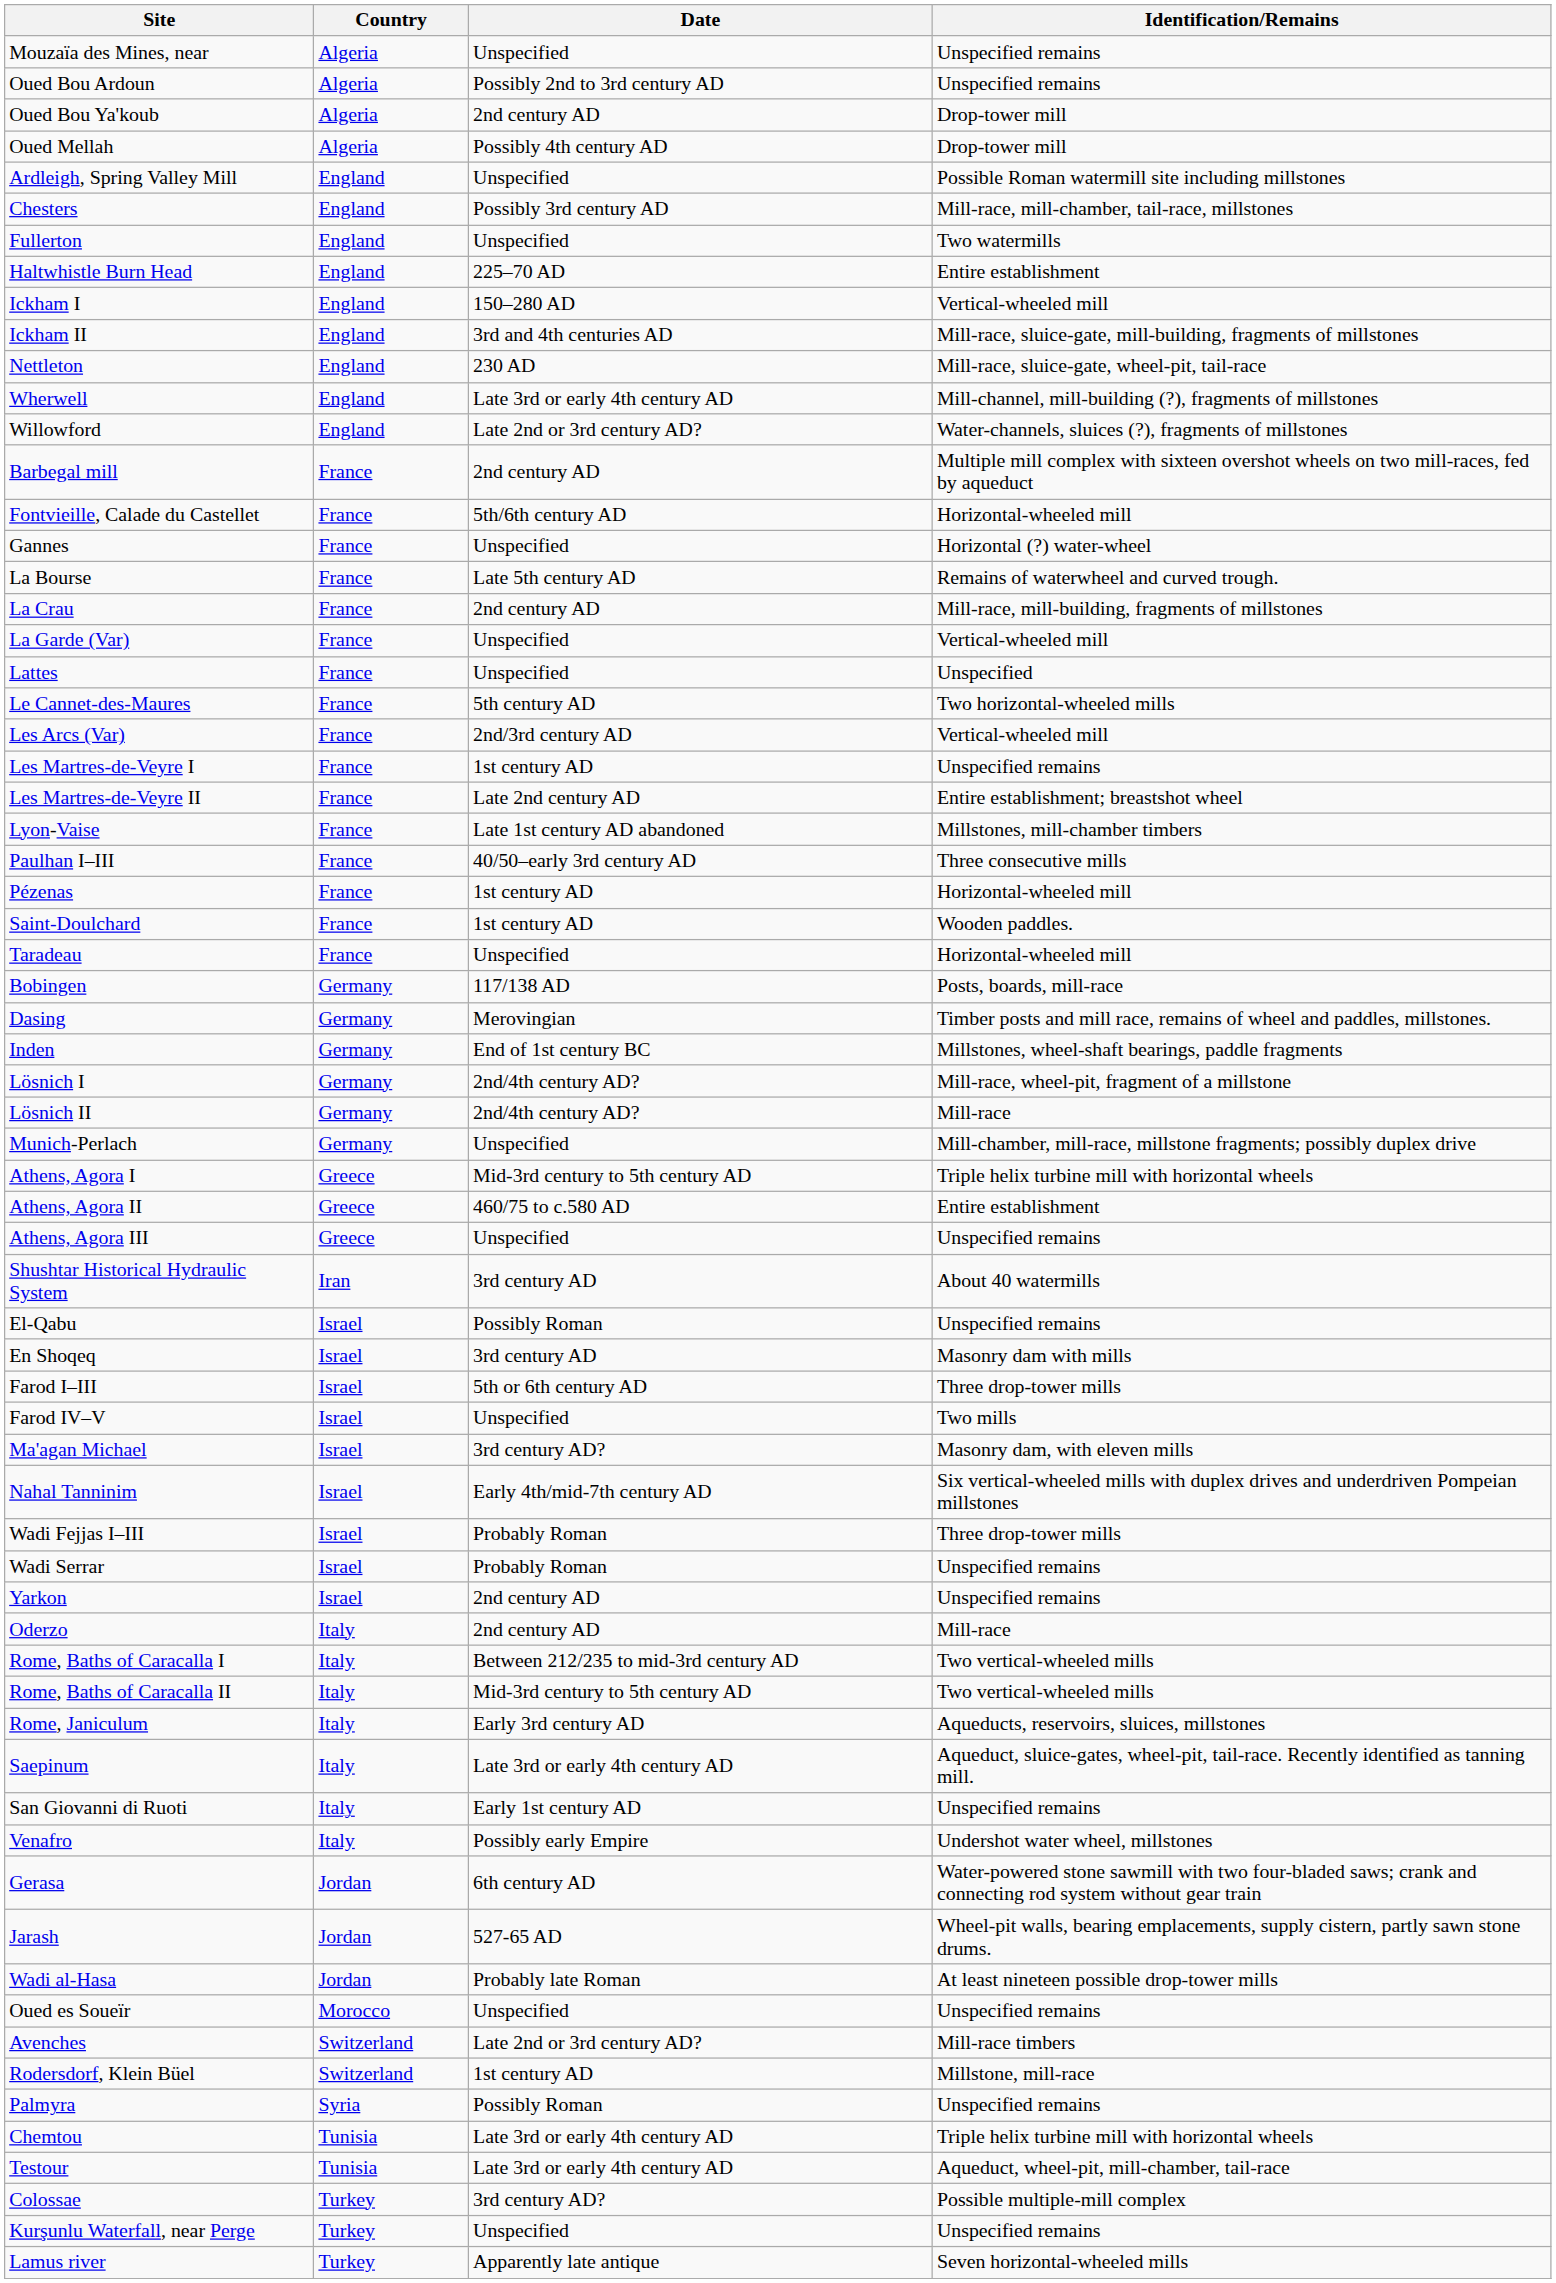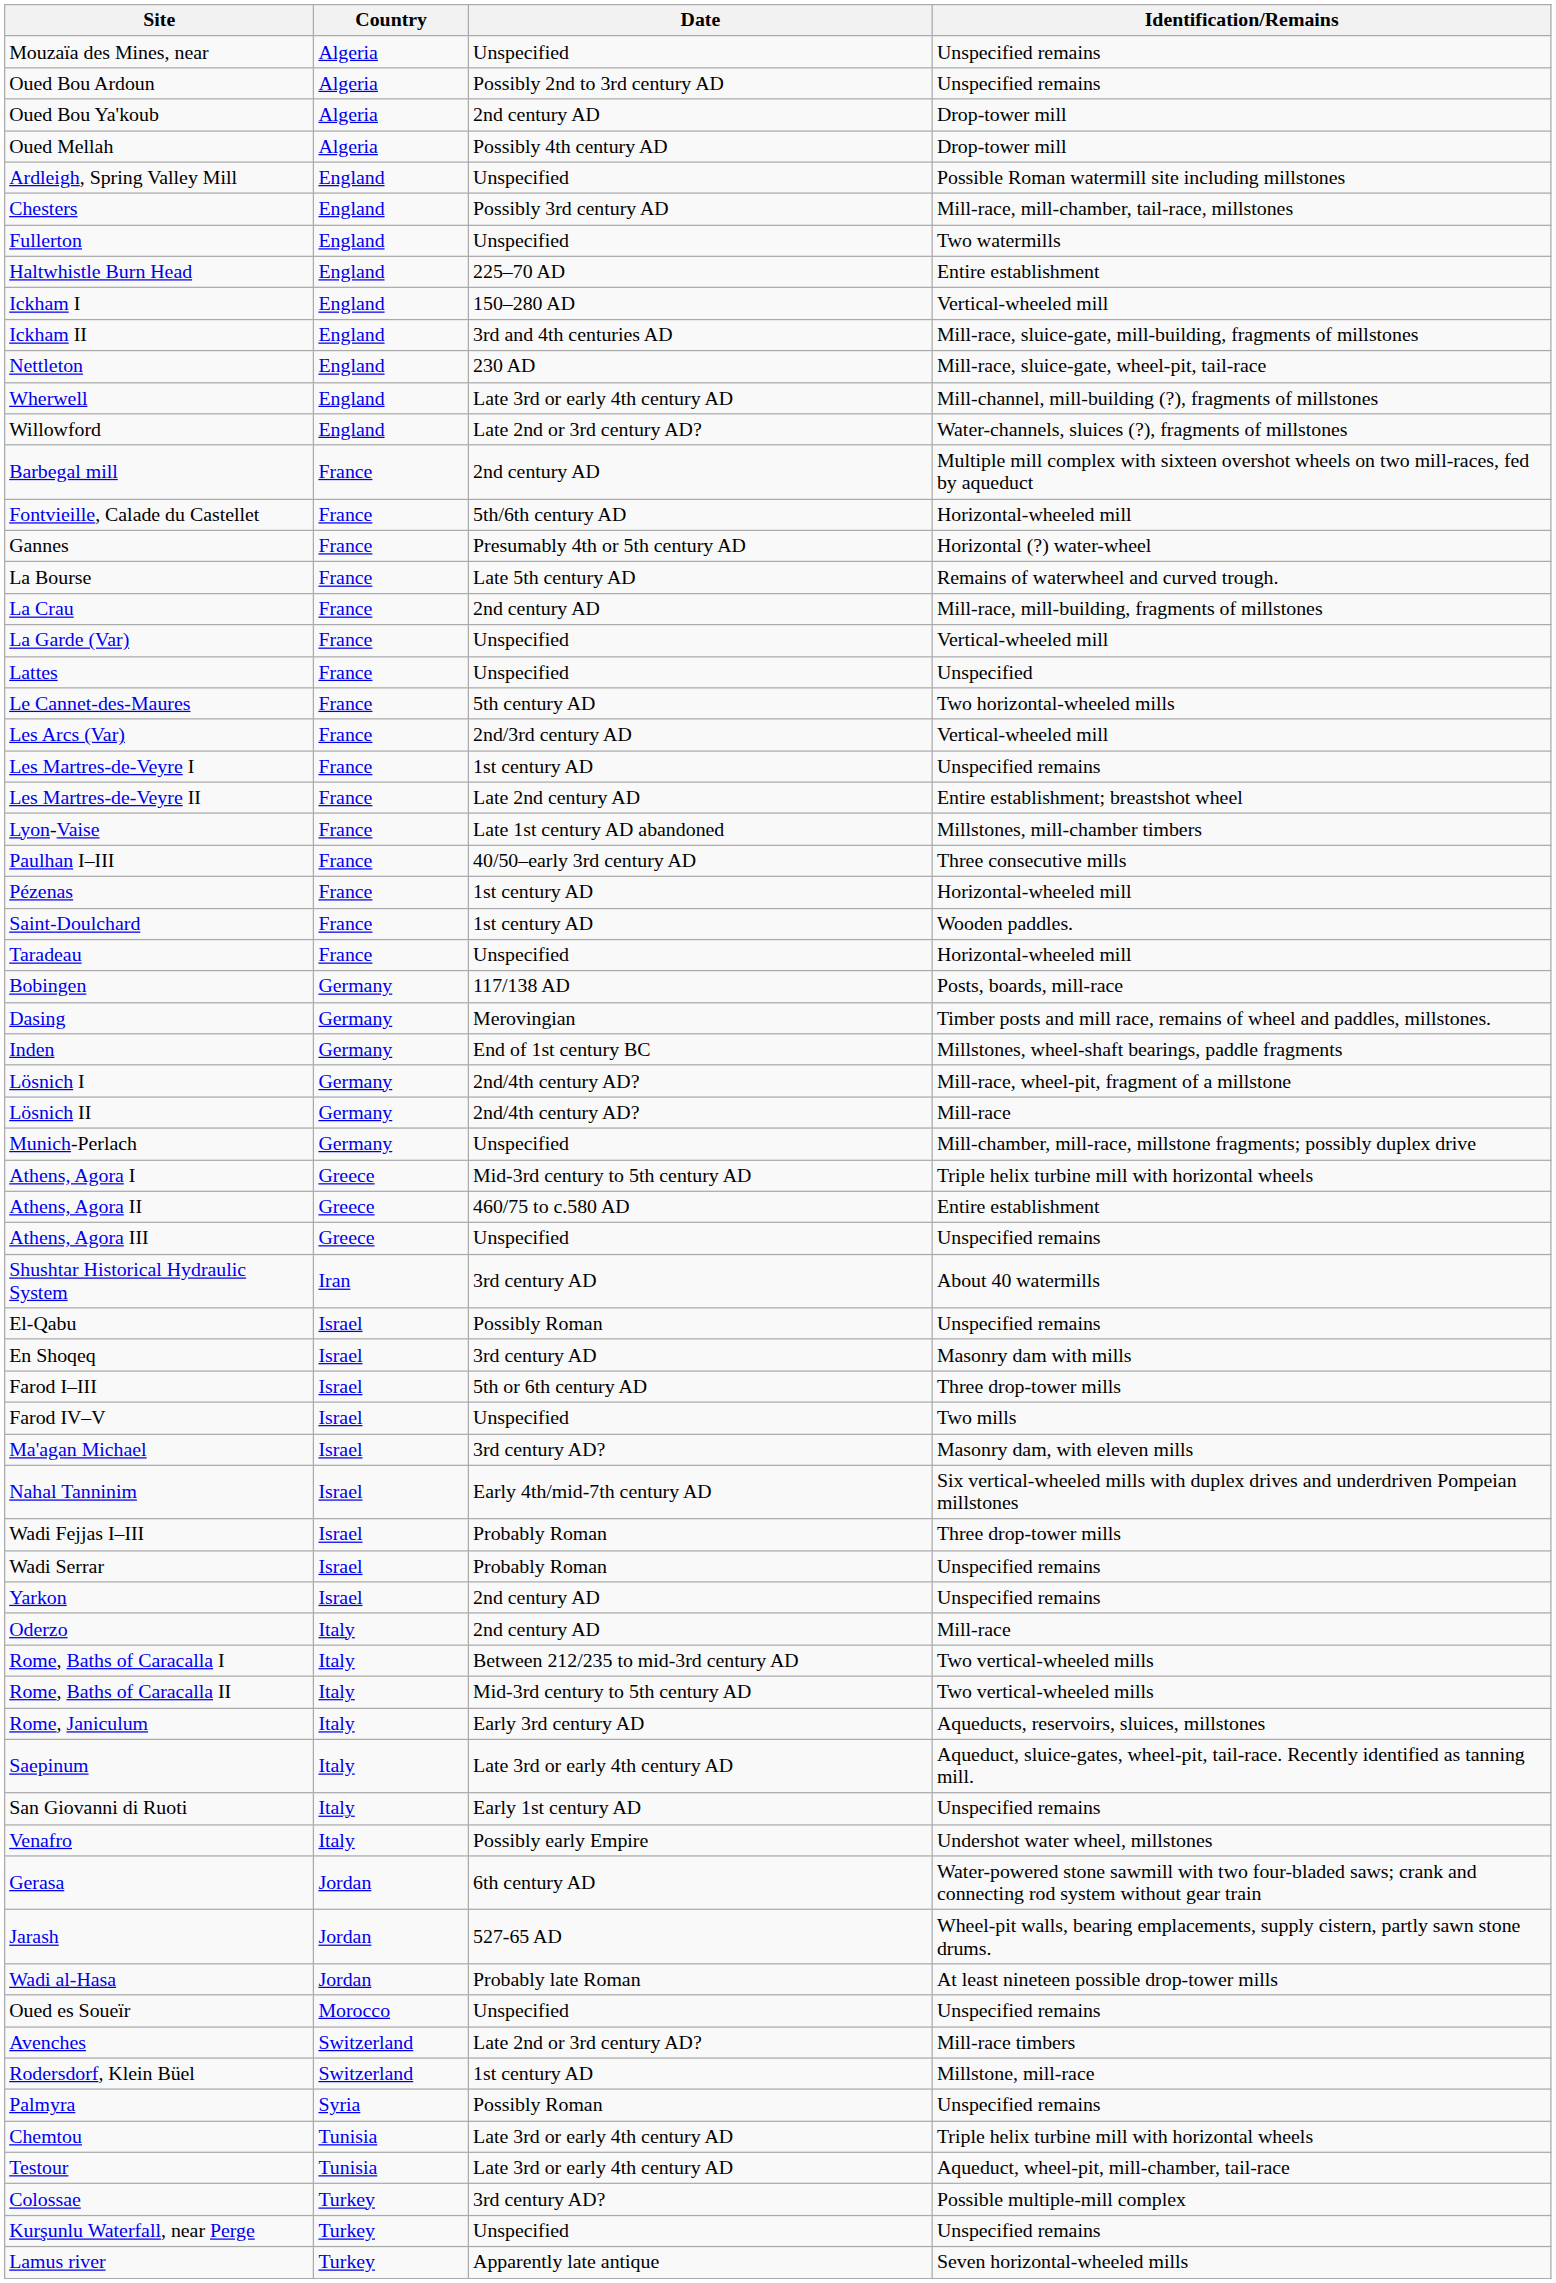(521, 545) Unspecified -> (609, 545) Presumably 4th or 5th century AD
